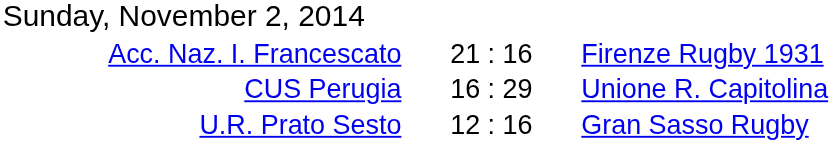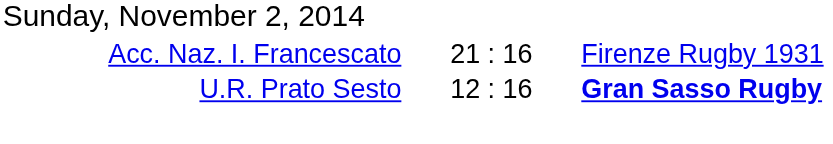- row: (323, 89)
(695, 125) normal -> (702, 89) bold
